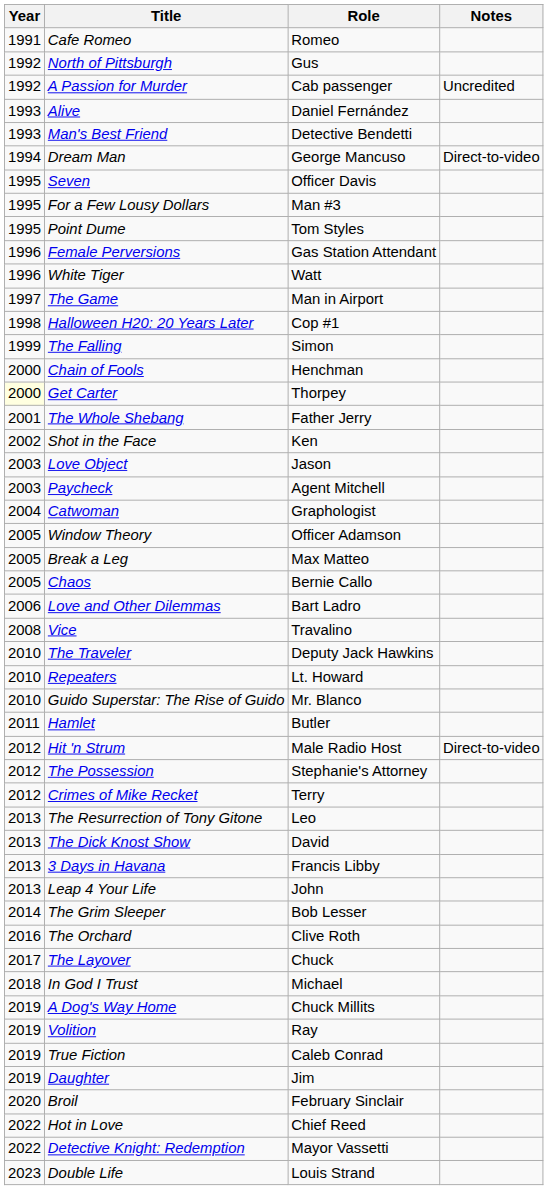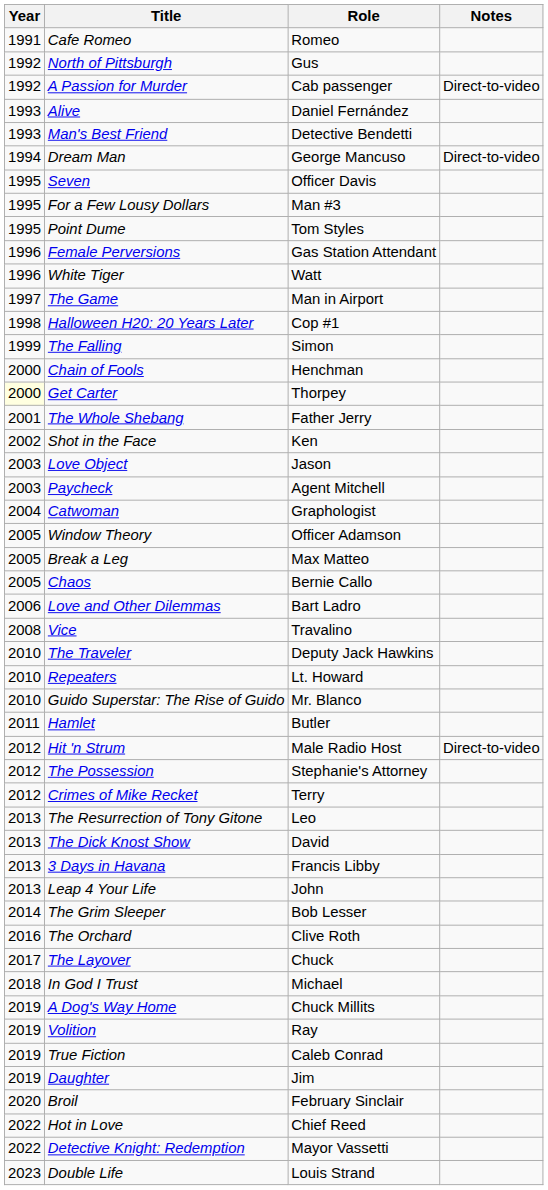(479, 87) Uncredited -> (491, 87) Direct-to-video
